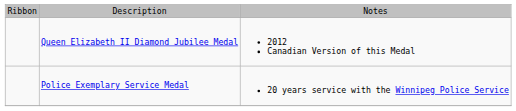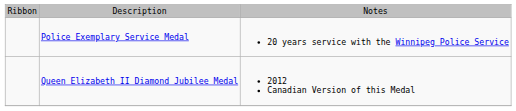rows swapped: (140, 42) <-> (115, 86)
